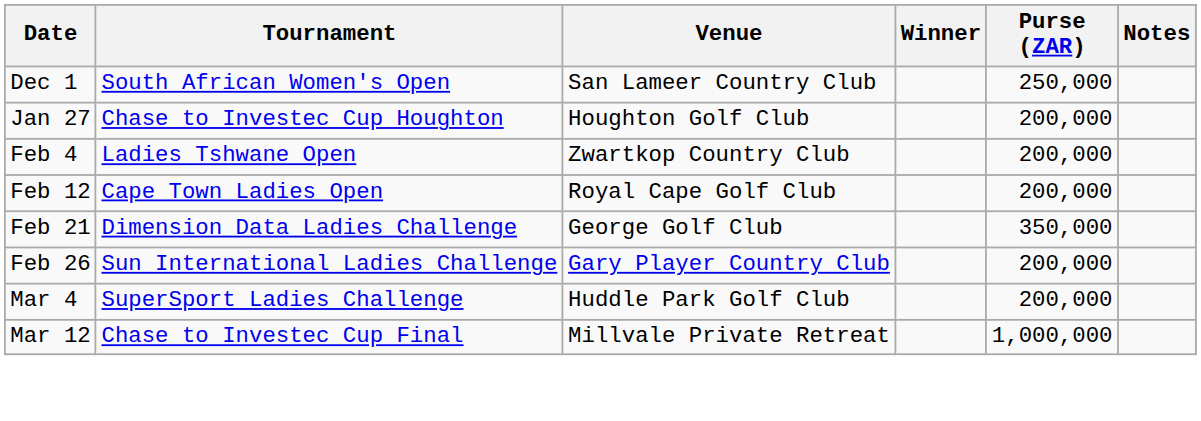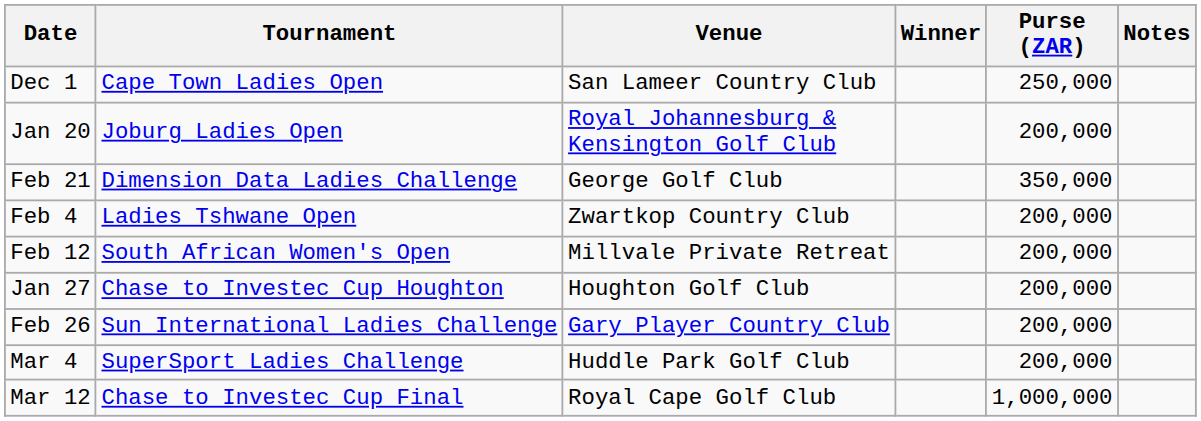(276, 85) South African Women's Open -> (242, 85) Cape Town Ladies Open
+ row: (51, 133)
rows swapped: (51, 121) <-> (51, 229)
(242, 193) Cape Town Ladies Open -> (276, 254) South African Women's Open
(702, 193) Royal Cape Golf Club -> (729, 254) Millvale Private Retreat
(729, 337) Millvale Private Retreat -> (702, 399) Royal Cape Golf Club
